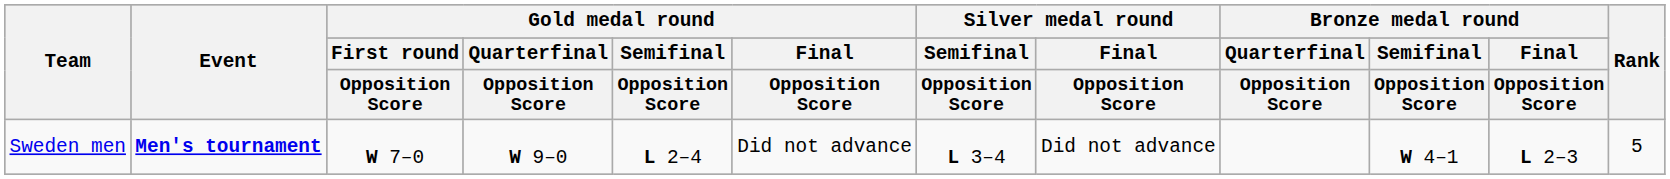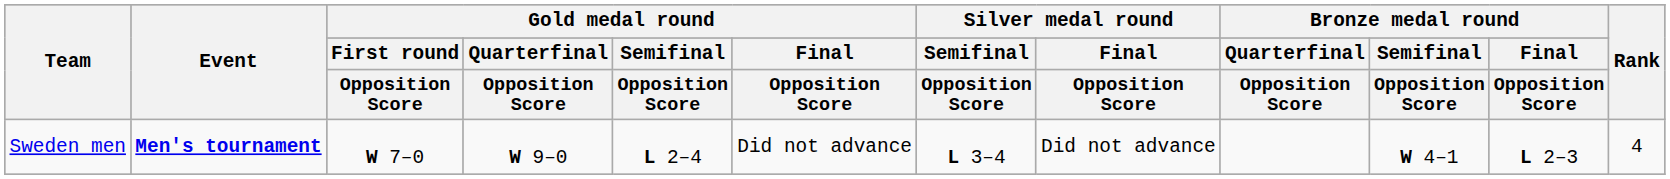(1637, 147) 5 -> (1637, 147) 4
